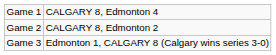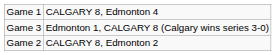rows swapped: (24, 27) <-> (24, 43)
